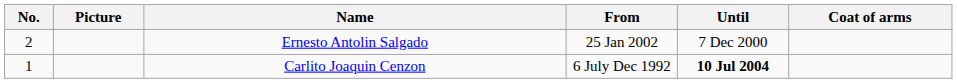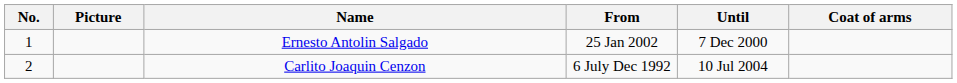(29, 41) 2 -> (29, 41) 1
(29, 66) 1 -> (29, 66) 2
(733, 66) bold -> (733, 66) normal
